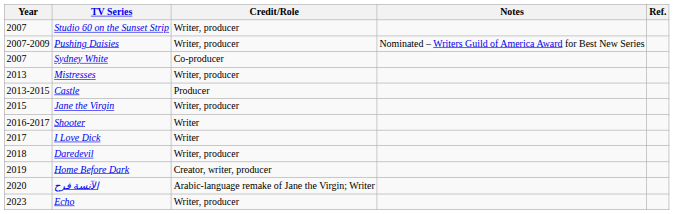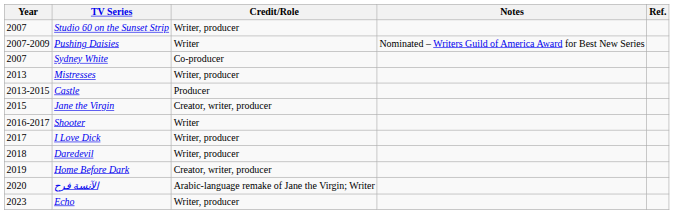(206, 43) Writer, producer -> (186, 43) Writer
(206, 106) Writer, producer -> (223, 106) Creator, writer, producer
(186, 138) Writer -> (206, 138) Writer, producer
